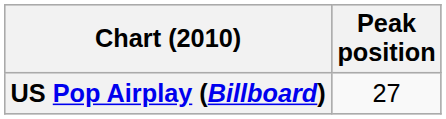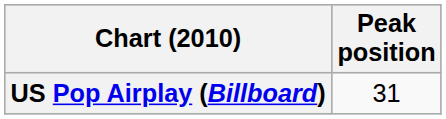(387, 93) 27 -> (387, 93) 31
